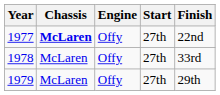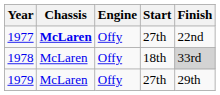(155, 58) 27th -> (155, 58) 18th
(189, 58) no background -> (189, 58) lightgrey background
